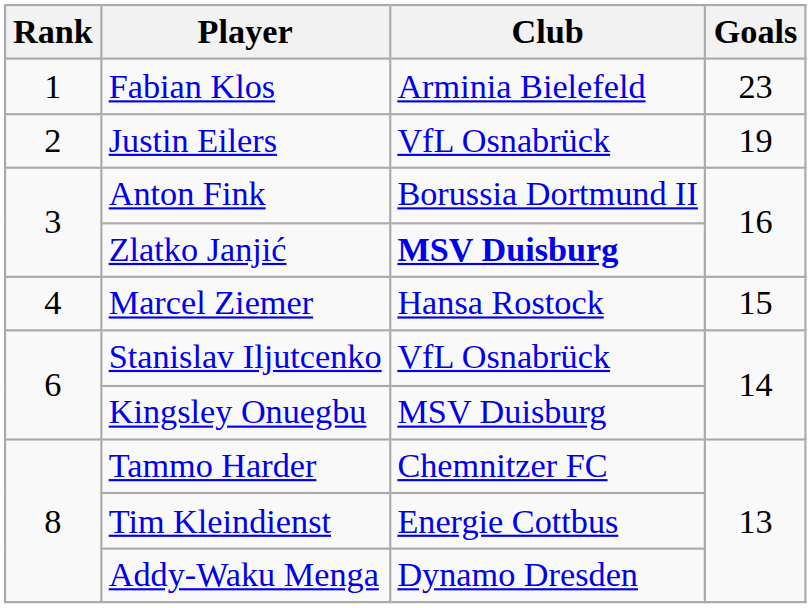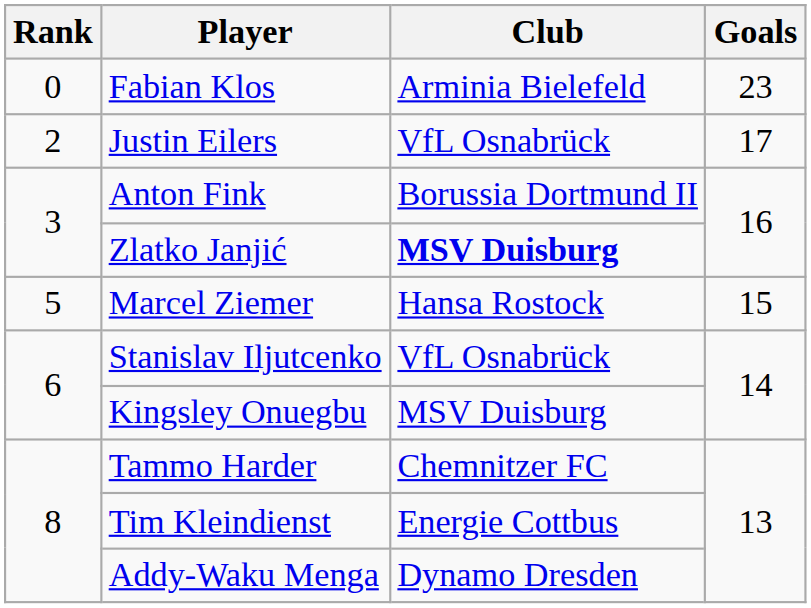(53, 85) 1 -> (53, 85) 0
(756, 140) 19 -> (756, 140) 17
(53, 303) 4 -> (53, 303) 5
